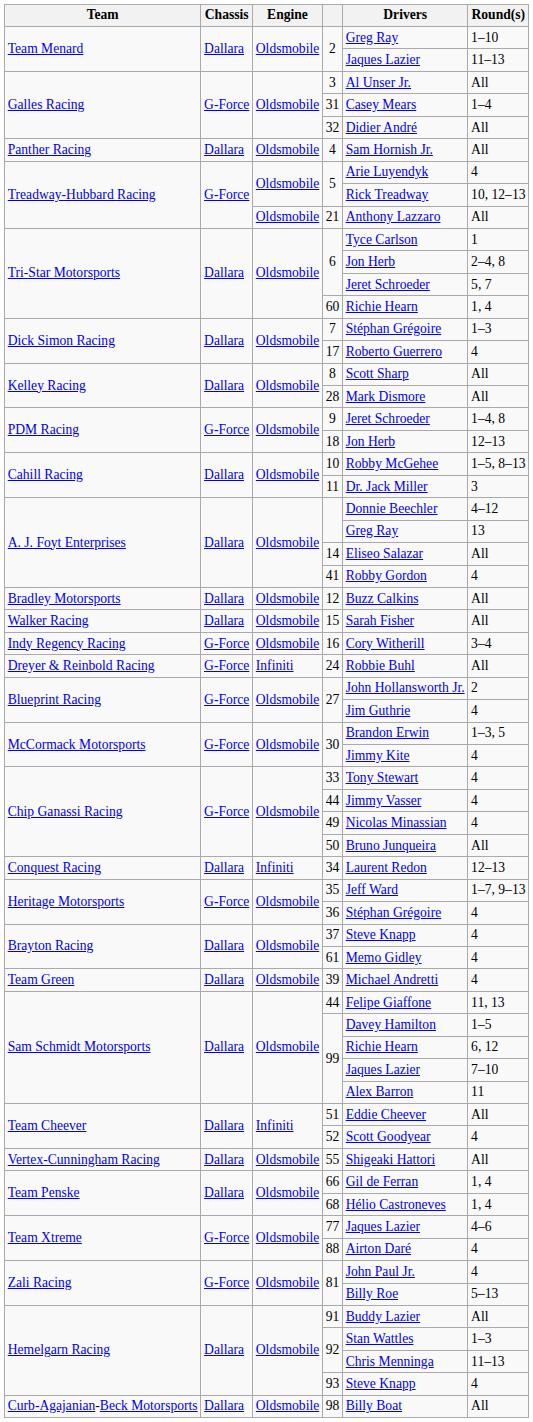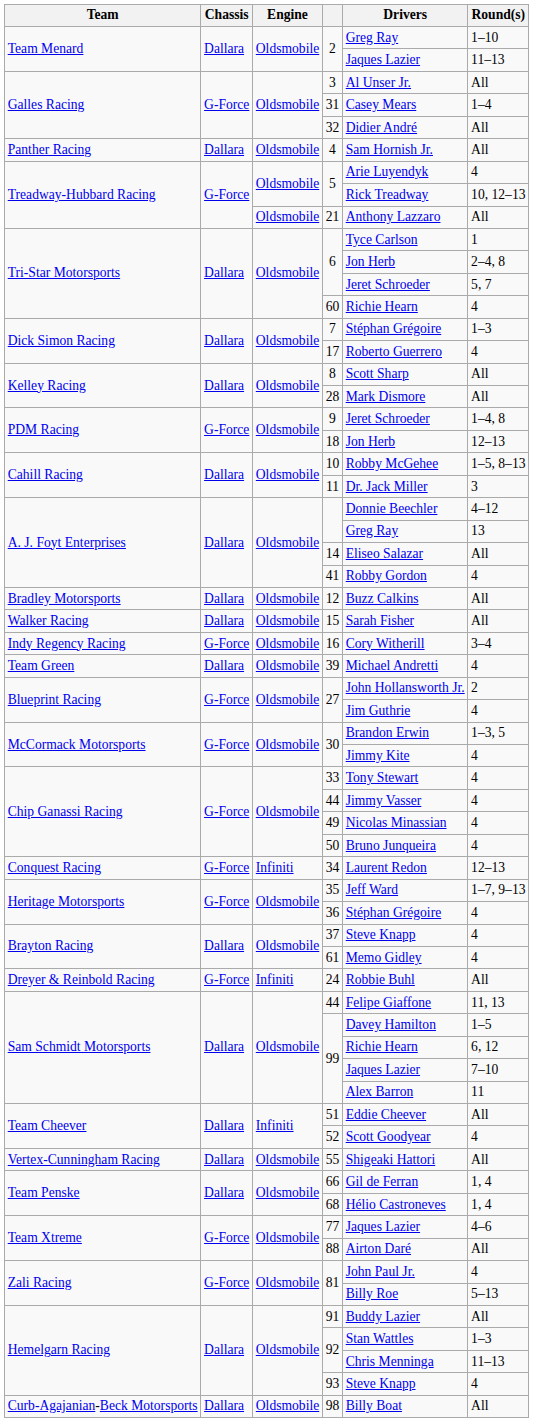(481, 306) 1, 4 -> (474, 306) 4
rows swapped: (81, 666) <-> (41, 980)
(480, 845) All -> (474, 845) 4
(224, 867) Dallara -> (227, 867) G-Force
(474, 1249) 4 -> (480, 1249) All
